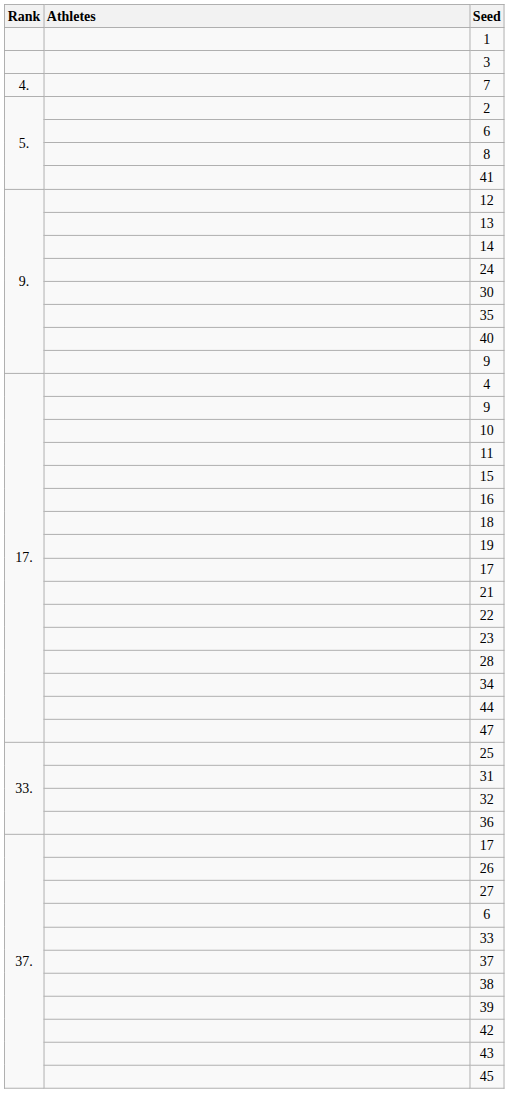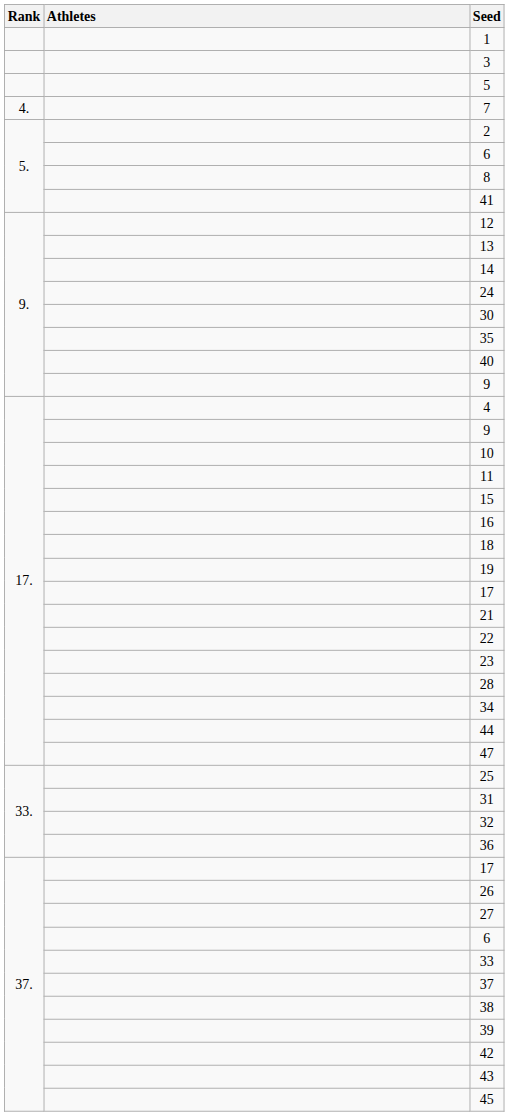+ row: (24, 85)
